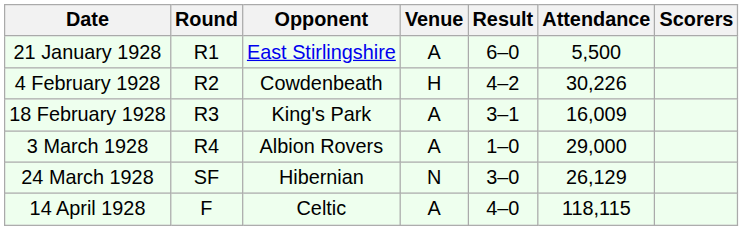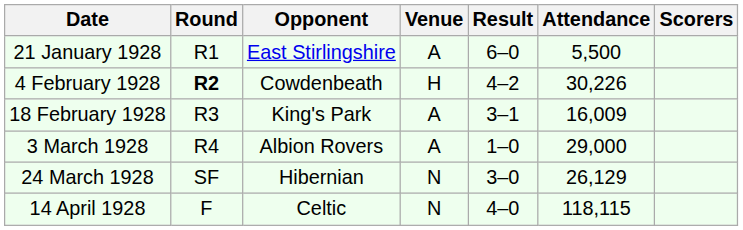(206, 83) normal -> (206, 83) bold
(434, 209) A -> (434, 209) N
